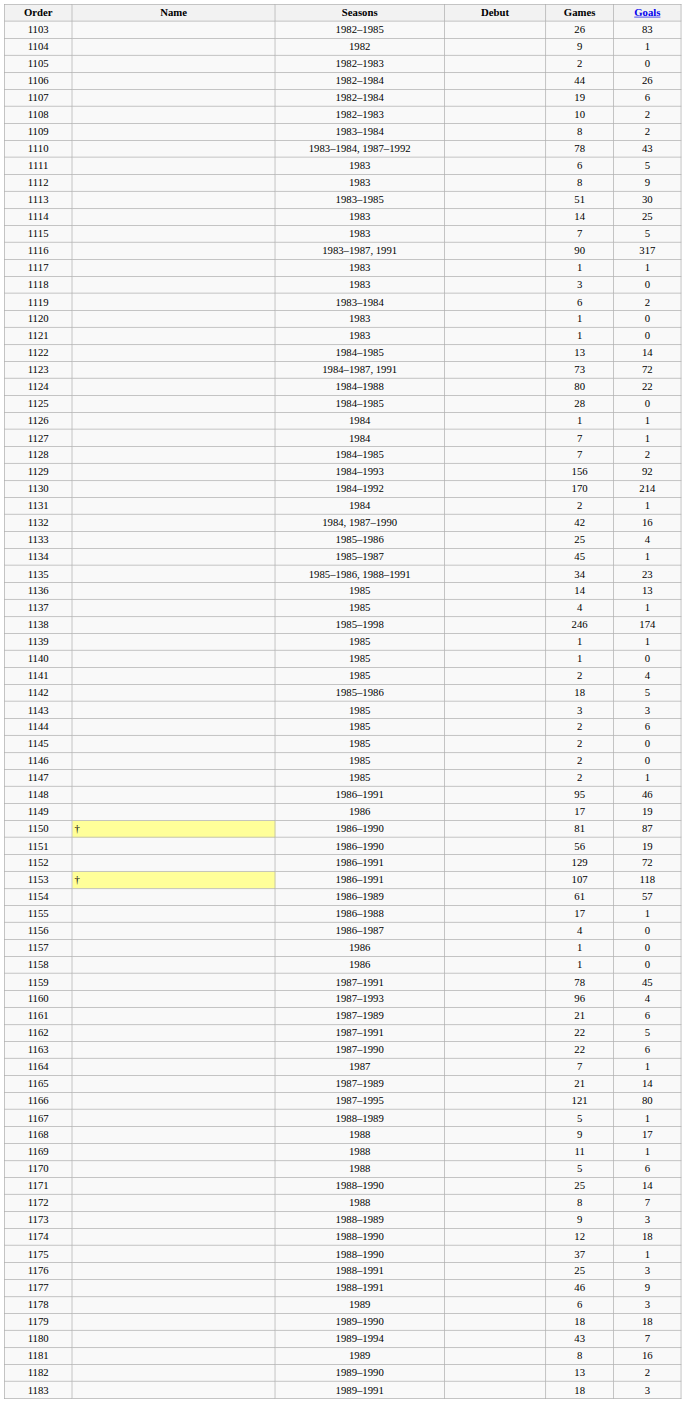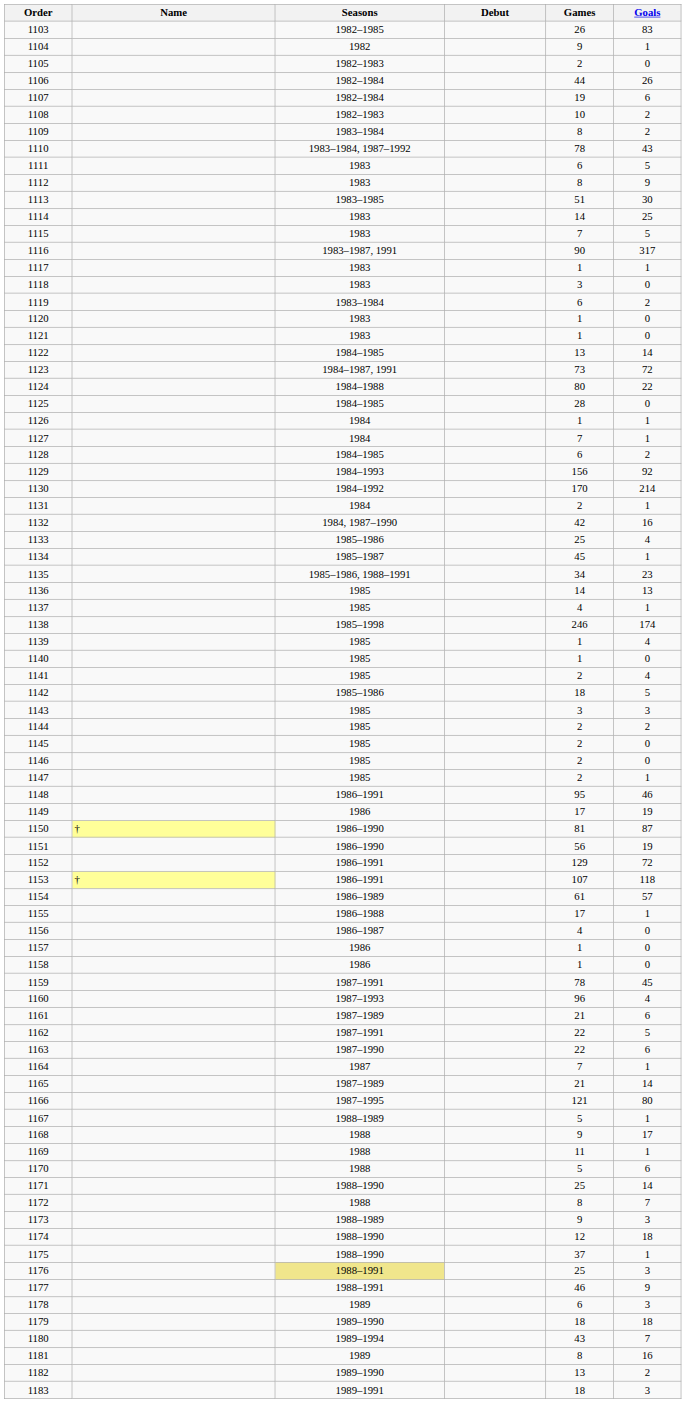(580, 455) 7 -> (580, 455) 6
(647, 642) 1 -> (647, 642) 4
(647, 727) 6 -> (647, 727) 2
(360, 1271) no background -> (360, 1271) khaki background
